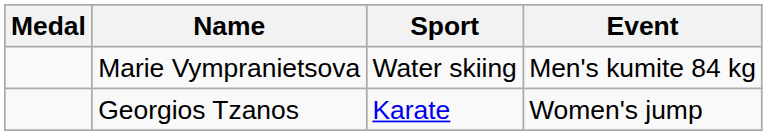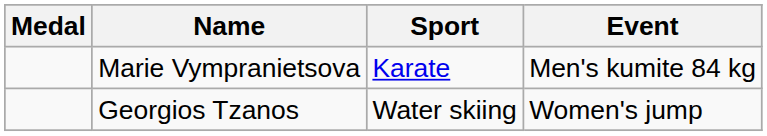(445, 68) Water skiing -> (411, 68) Karate
(411, 110) Karate -> (445, 110) Water skiing
